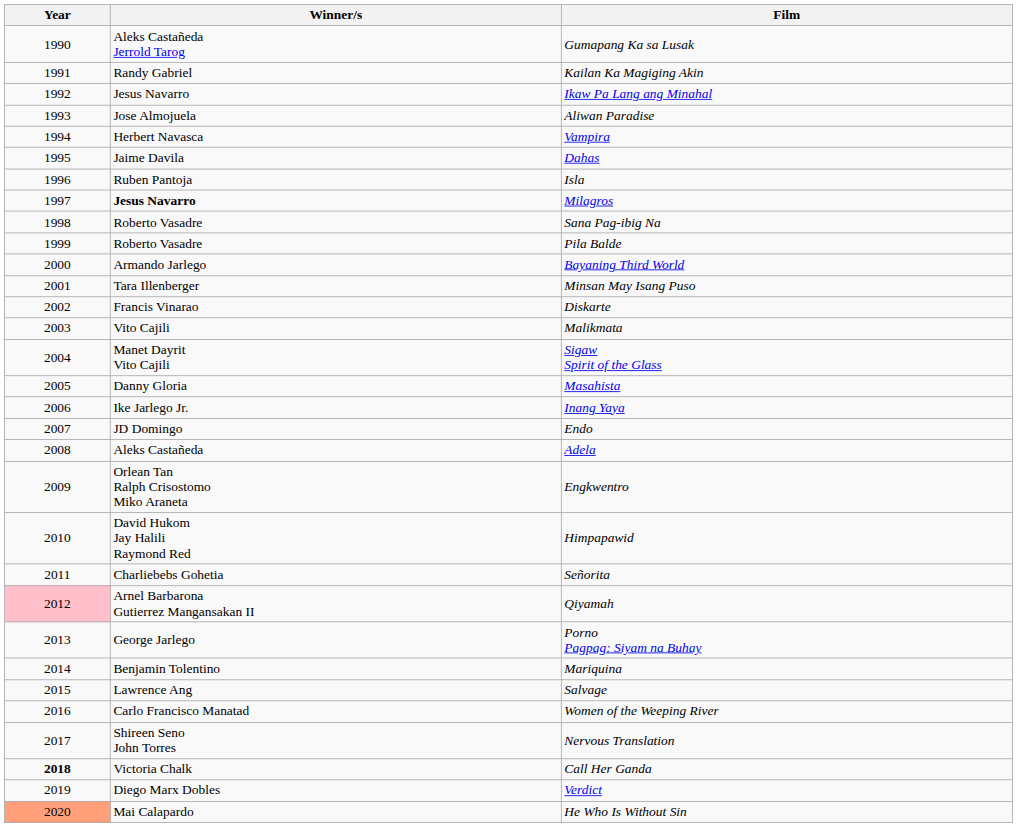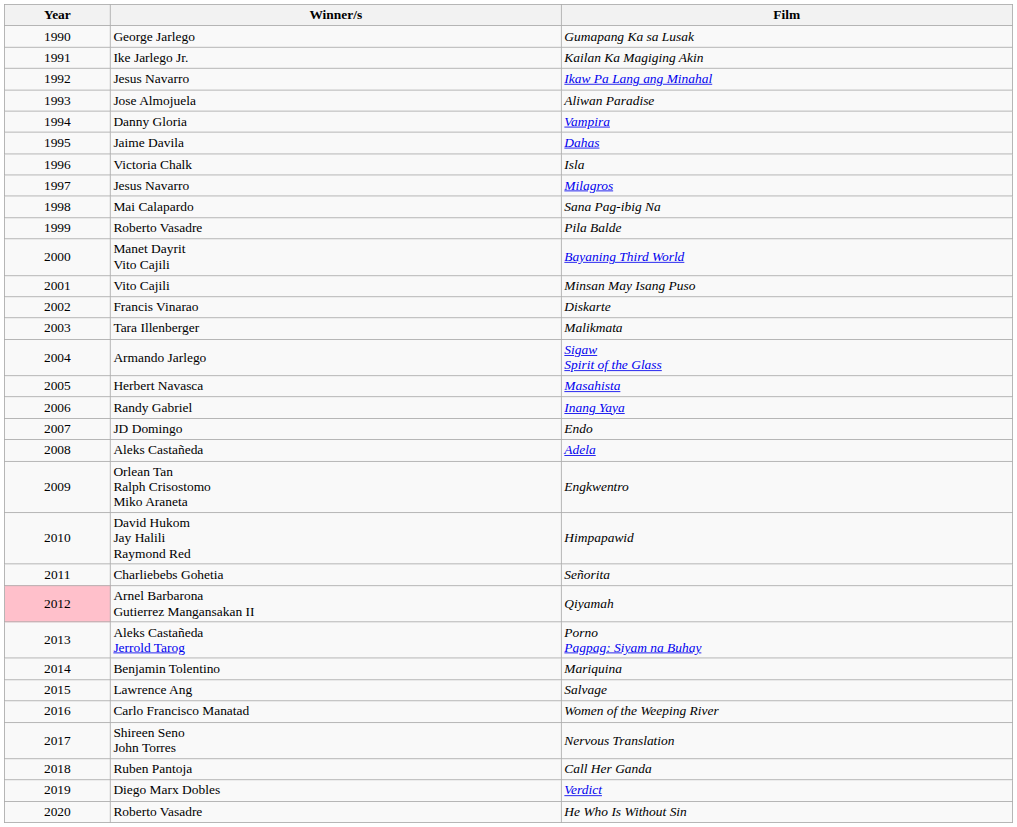(158, 44) Aleks Castañeda Jerrold Tarog -> (154, 36) George Jarlego
(153, 72) Randy Gabriel -> (151, 57) Ike Jarlego Jr.
(158, 136) Herbert Navasca -> (150, 121) Danny Gloria
(153, 179) Ruben Pantoja -> (153, 164) Victoria Chalk
(155, 200) bold -> (151, 185) normal
(158, 222) Roberto Vasadre -> (154, 206) Mai Calapardo
(160, 264) Armando Jarlego -> (149, 257) Manet Dayrit Vito Cajili
(156, 286) Tara Illenberger -> (142, 286) Vito Cajili
(142, 328) Vito Cajili -> (156, 328) Tara Illenberger
(149, 357) Manet Dayrit Vito Cajili -> (160, 357) Armando Jarlego
(150, 386) Danny Gloria -> (158, 386) Herbert Navasca
(151, 407) Ike Jarlego Jr. -> (153, 407) Randy Gabriel
(154, 640) George Jarlego -> (158, 640) Aleks Castañeda Jerrold Tarog
(57, 769) bold -> (57, 769) normal
(153, 769) Victoria Chalk -> (153, 769) Ruben Pantoja
(57, 812) lightsalmon background -> (57, 812) no background
(154, 812) Mai Calapardo -> (158, 812) Roberto Vasadre
